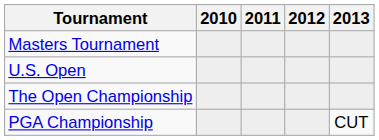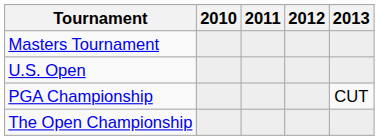rows swapped: (100, 97) <-> (81, 123)
